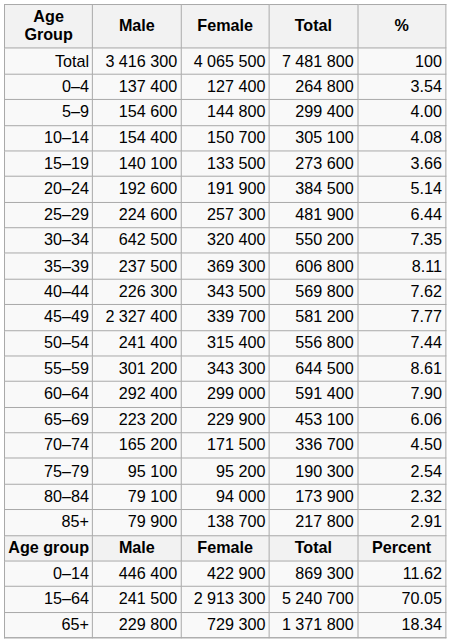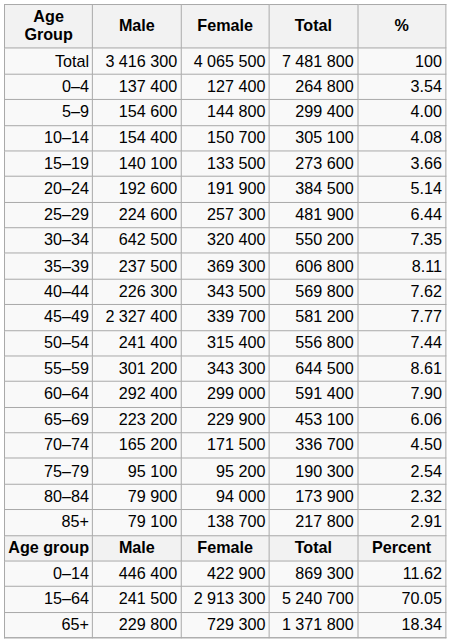(153, 496) 79 100 -> (153, 496) 79 900
(153, 522) 79 900 -> (153, 522) 79 100
